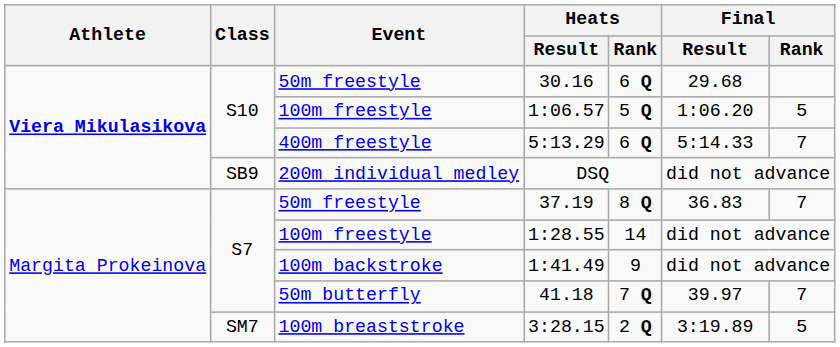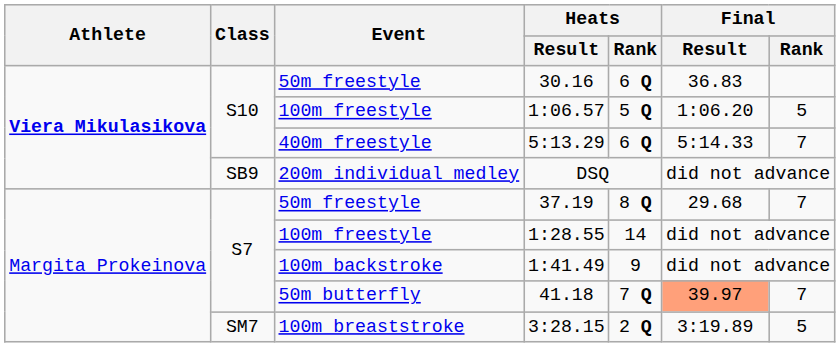(715, 81) 29.68 -> (715, 81) 36.83
(715, 204) 36.83 -> (715, 204) 29.68
(715, 296) no background -> (715, 296) lightsalmon background
